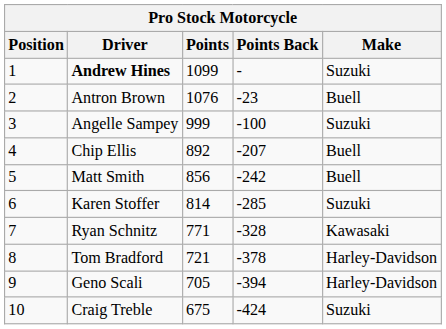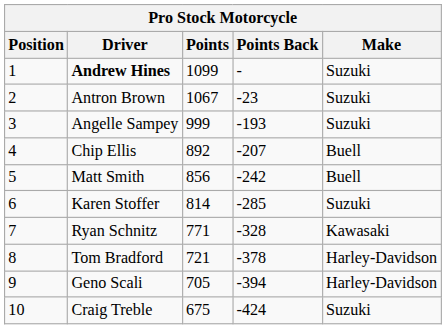(202, 97) 1076 -> (202, 97) 1067
(344, 97) Buell -> (348, 97) Suzuki
(251, 124) -100 -> (251, 124) -193
